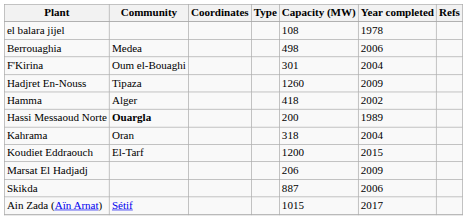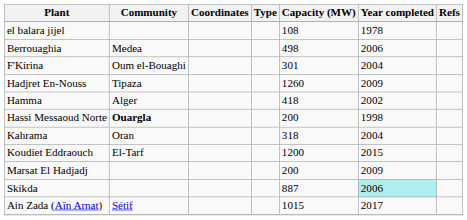(372, 118) 1989 -> (372, 118) 1998
(290, 170) 206 -> (290, 170) 200
(372, 188) no background -> (372, 188) paleturquoise background
